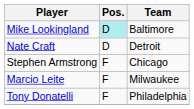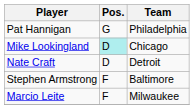+ row: (39, 29)
(152, 29) Baltimore -> (149, 46) Chicago
(149, 63) Chicago -> (152, 79) Baltimore
- row: (40, 96)
